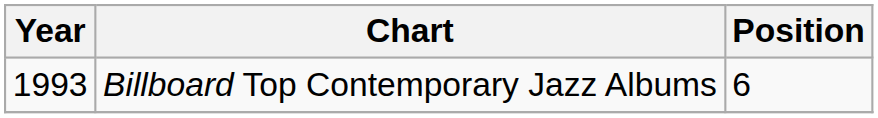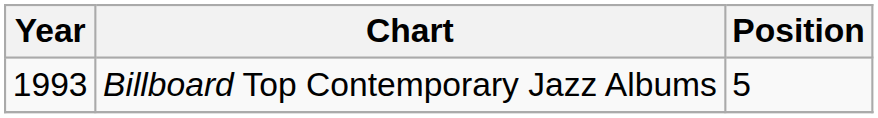(742, 84) 6 -> (742, 84) 5
